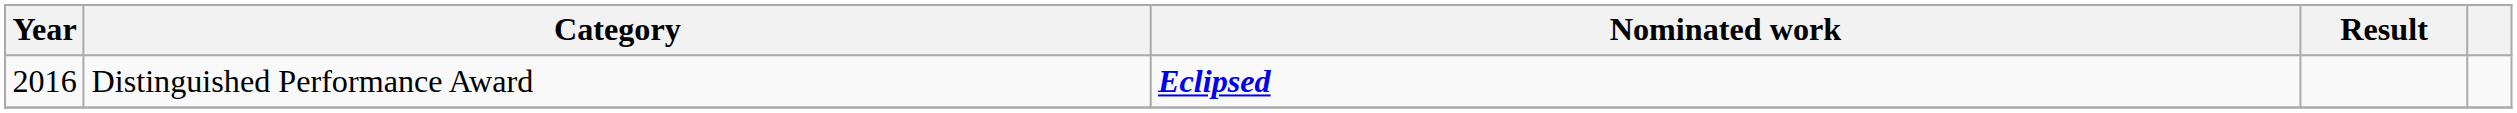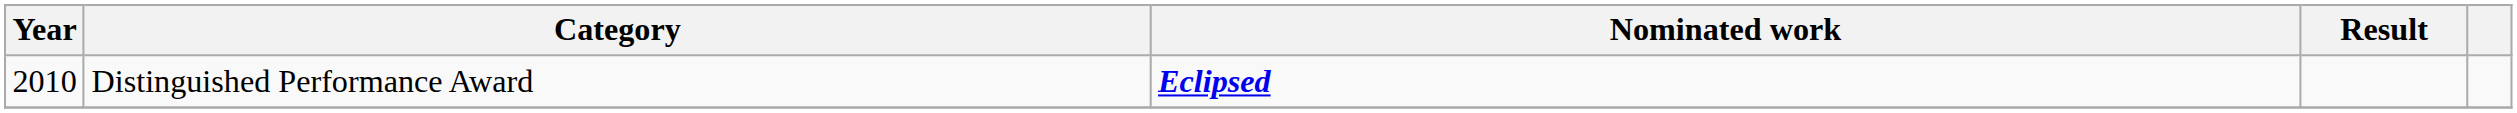(45, 81) 2016 -> (45, 81) 2010
